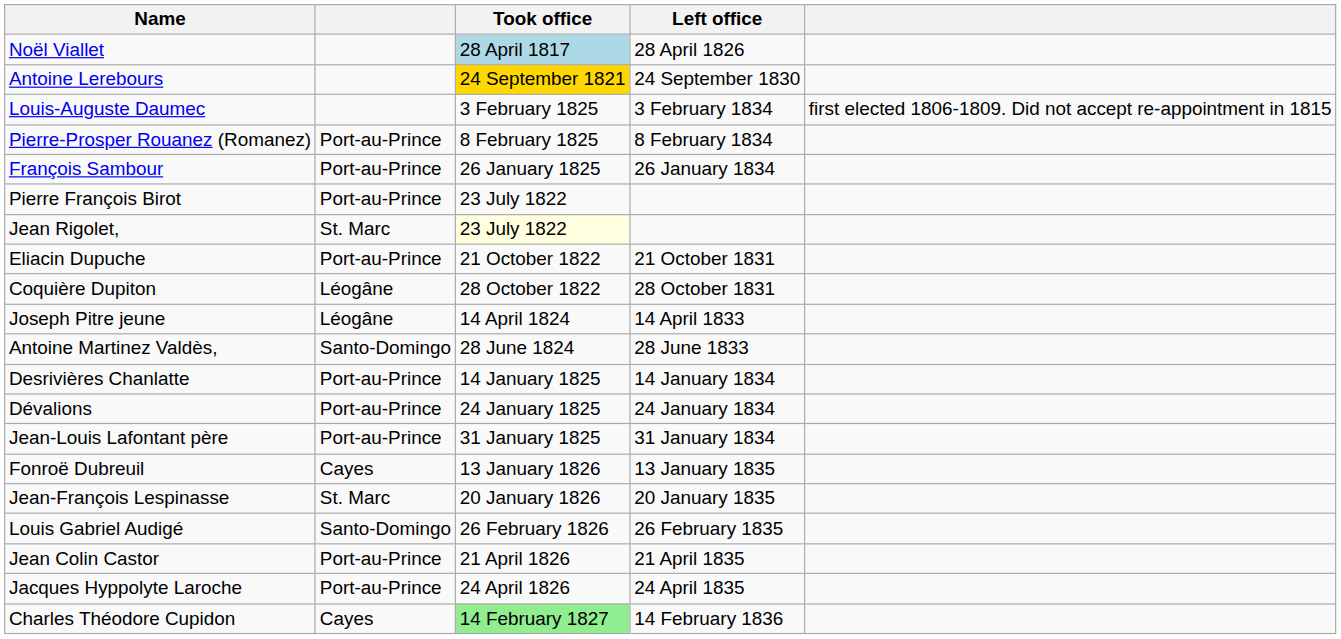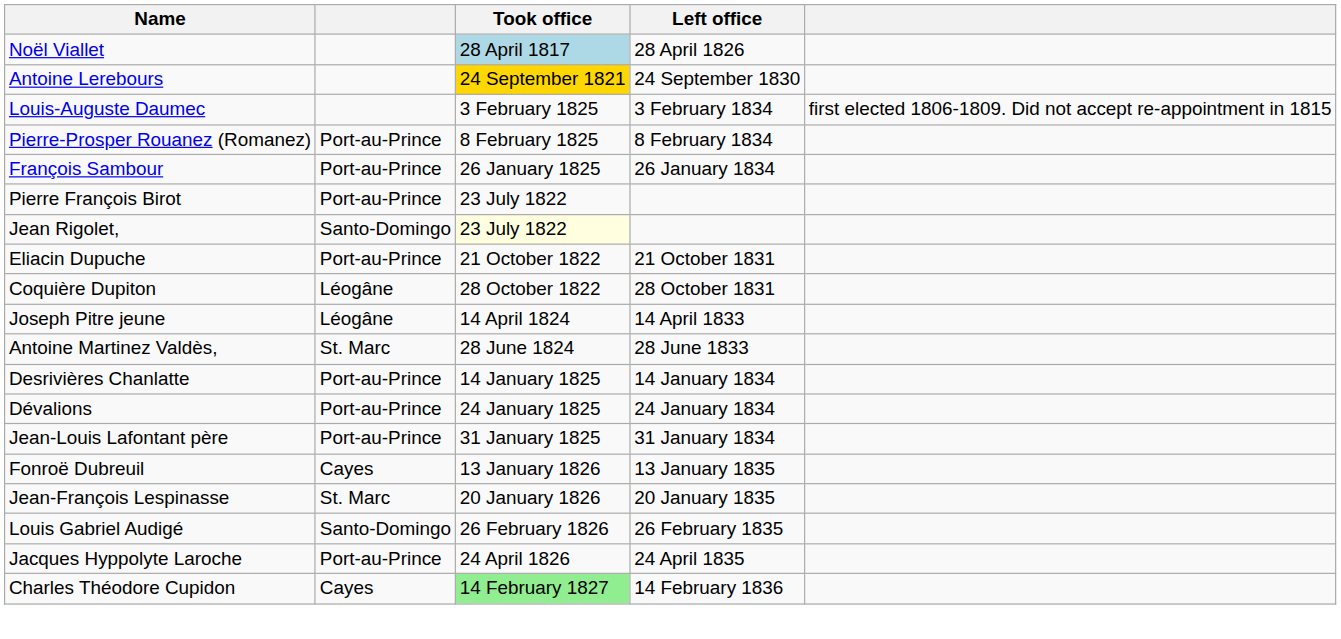(355, 229) St. Marc -> (385, 229) Santo-Domingo
(385, 348) Santo-Domingo -> (355, 348) St. Marc
- row: (84, 558)
